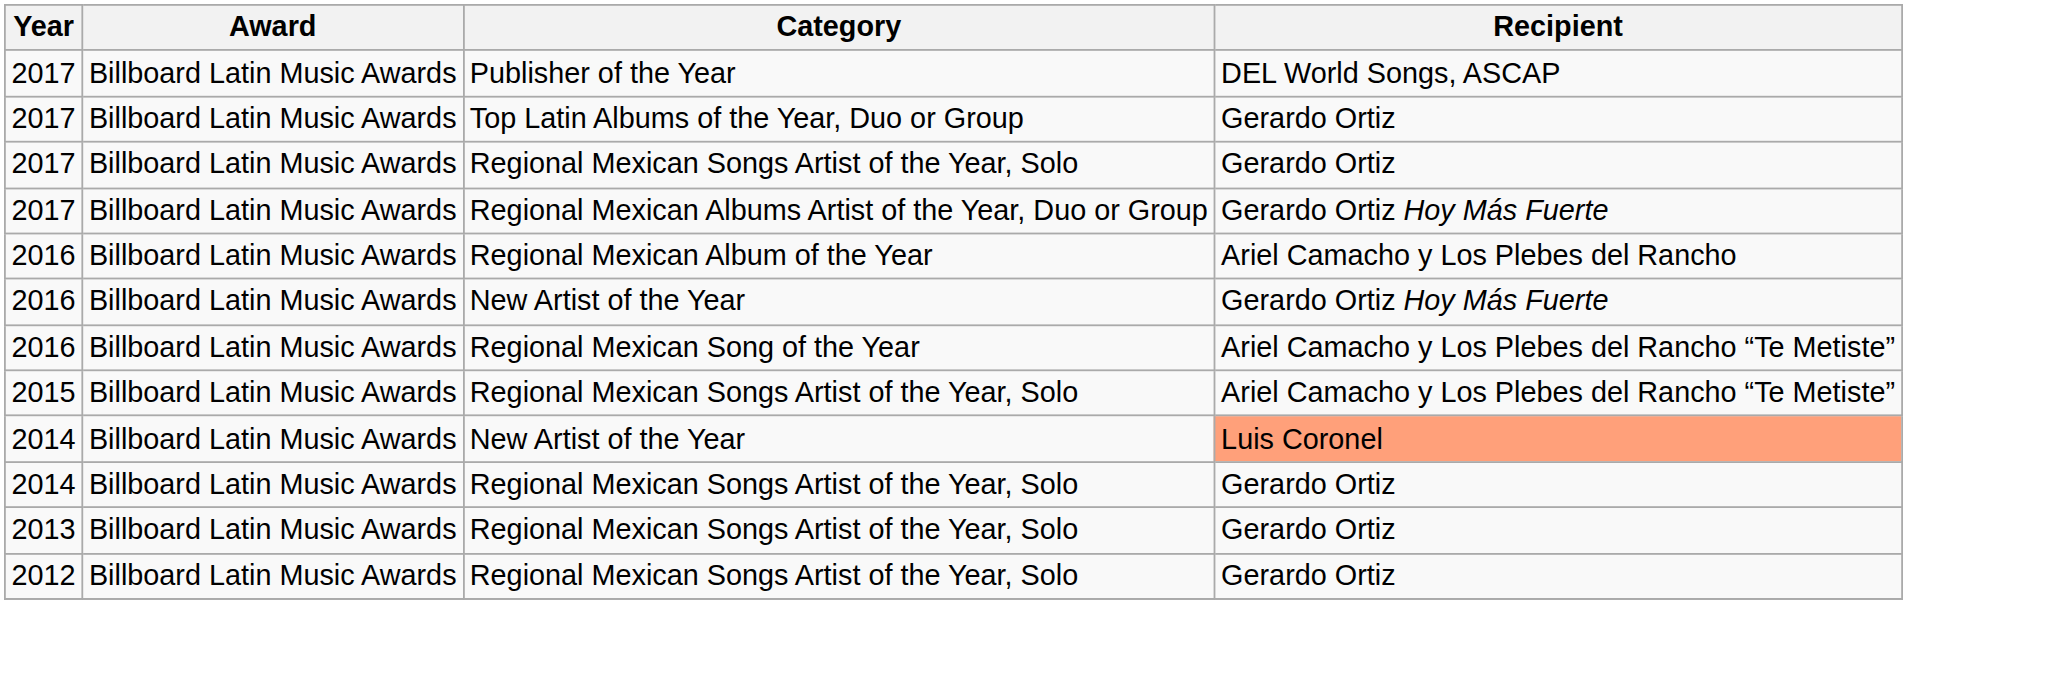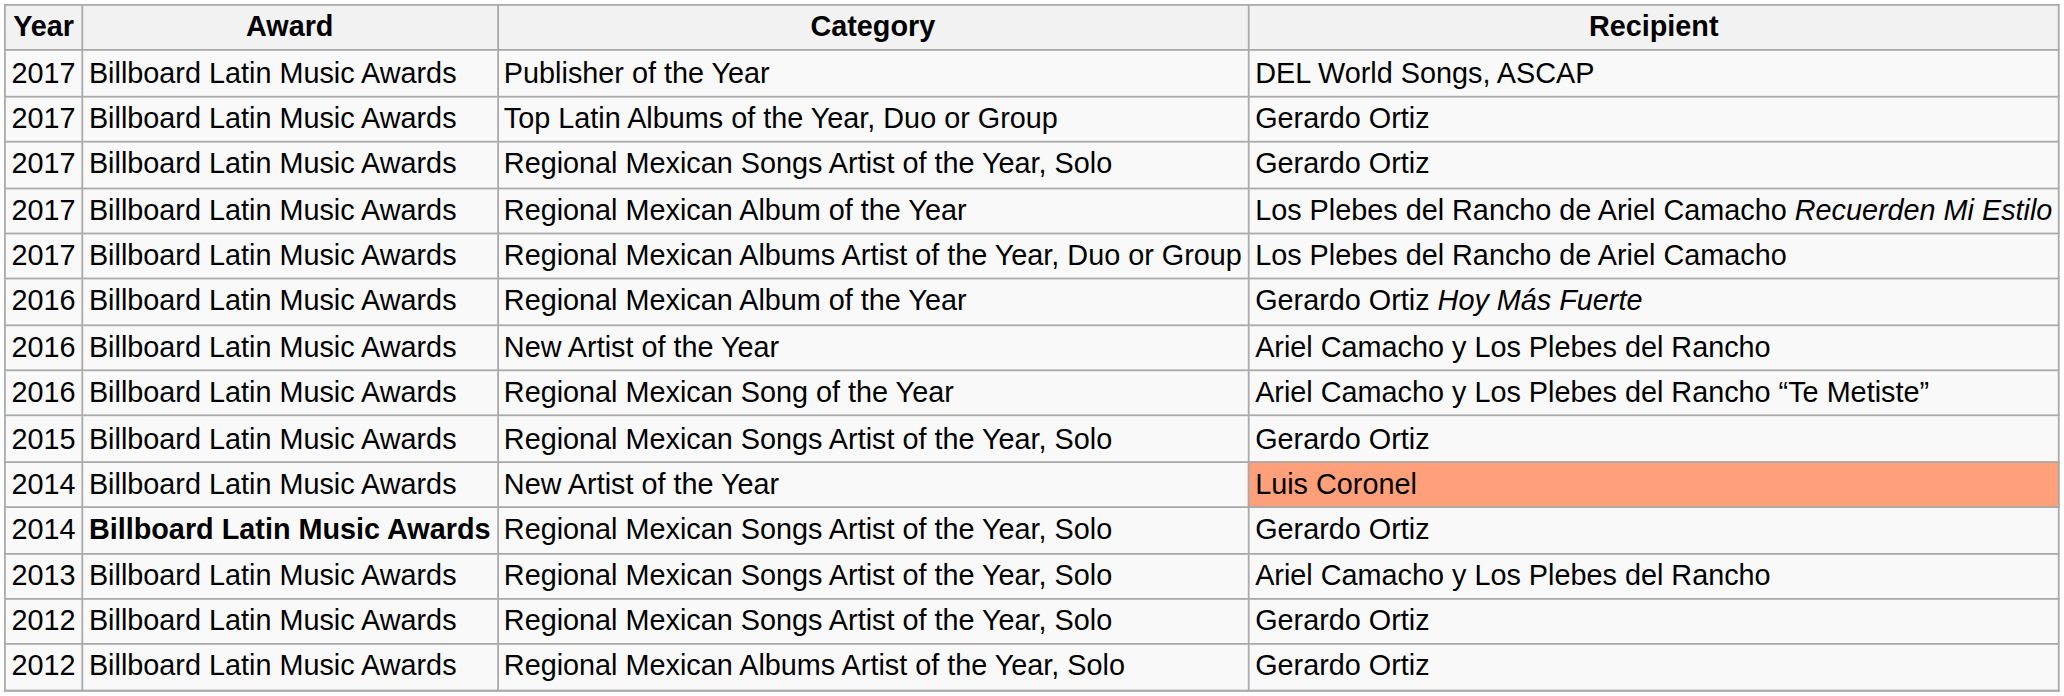+ row: (44, 210)
(1415, 210) Gerardo Ortiz Hoy Más Fuerte -> (1521, 255) Los Plebes del Rancho de Ariel Camacho
(1479, 255) Ariel Camacho y Los Plebes del Rancho -> (1449, 301) Gerardo Ortiz Hoy Más Fuerte
(1415, 301) Gerardo Ortiz Hoy Más Fuerte -> (1513, 347) Ariel Camacho y Los Plebes del Rancho
(1558, 392) Ariel Camacho y Los Plebes del Rancho “Te Metiste” -> (1342, 438) Gerardo Ortiz
(273, 484) normal -> (290, 529) bold
(1308, 529) Gerardo Ortiz -> (1513, 575) Ariel Camacho y Los Plebes del Rancho
+ row: (44, 666)
